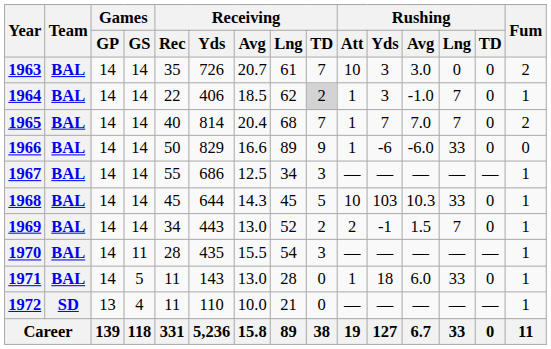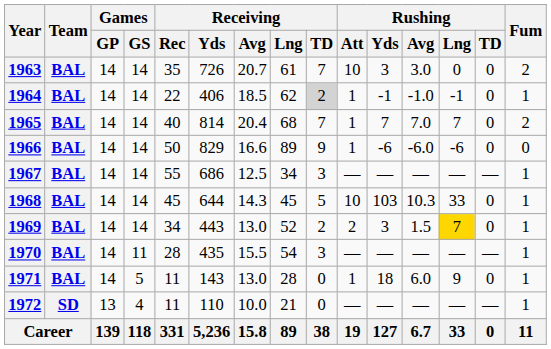(385, 95) 3 -> (385, 95) -1
(457, 95) 7 -> (457, 95) -1
(457, 148) 33 -> (457, 148) -6
(385, 226) -1 -> (385, 226) 3
(457, 226) no background -> (457, 226) gold background
(457, 278) 33 -> (457, 278) 9
